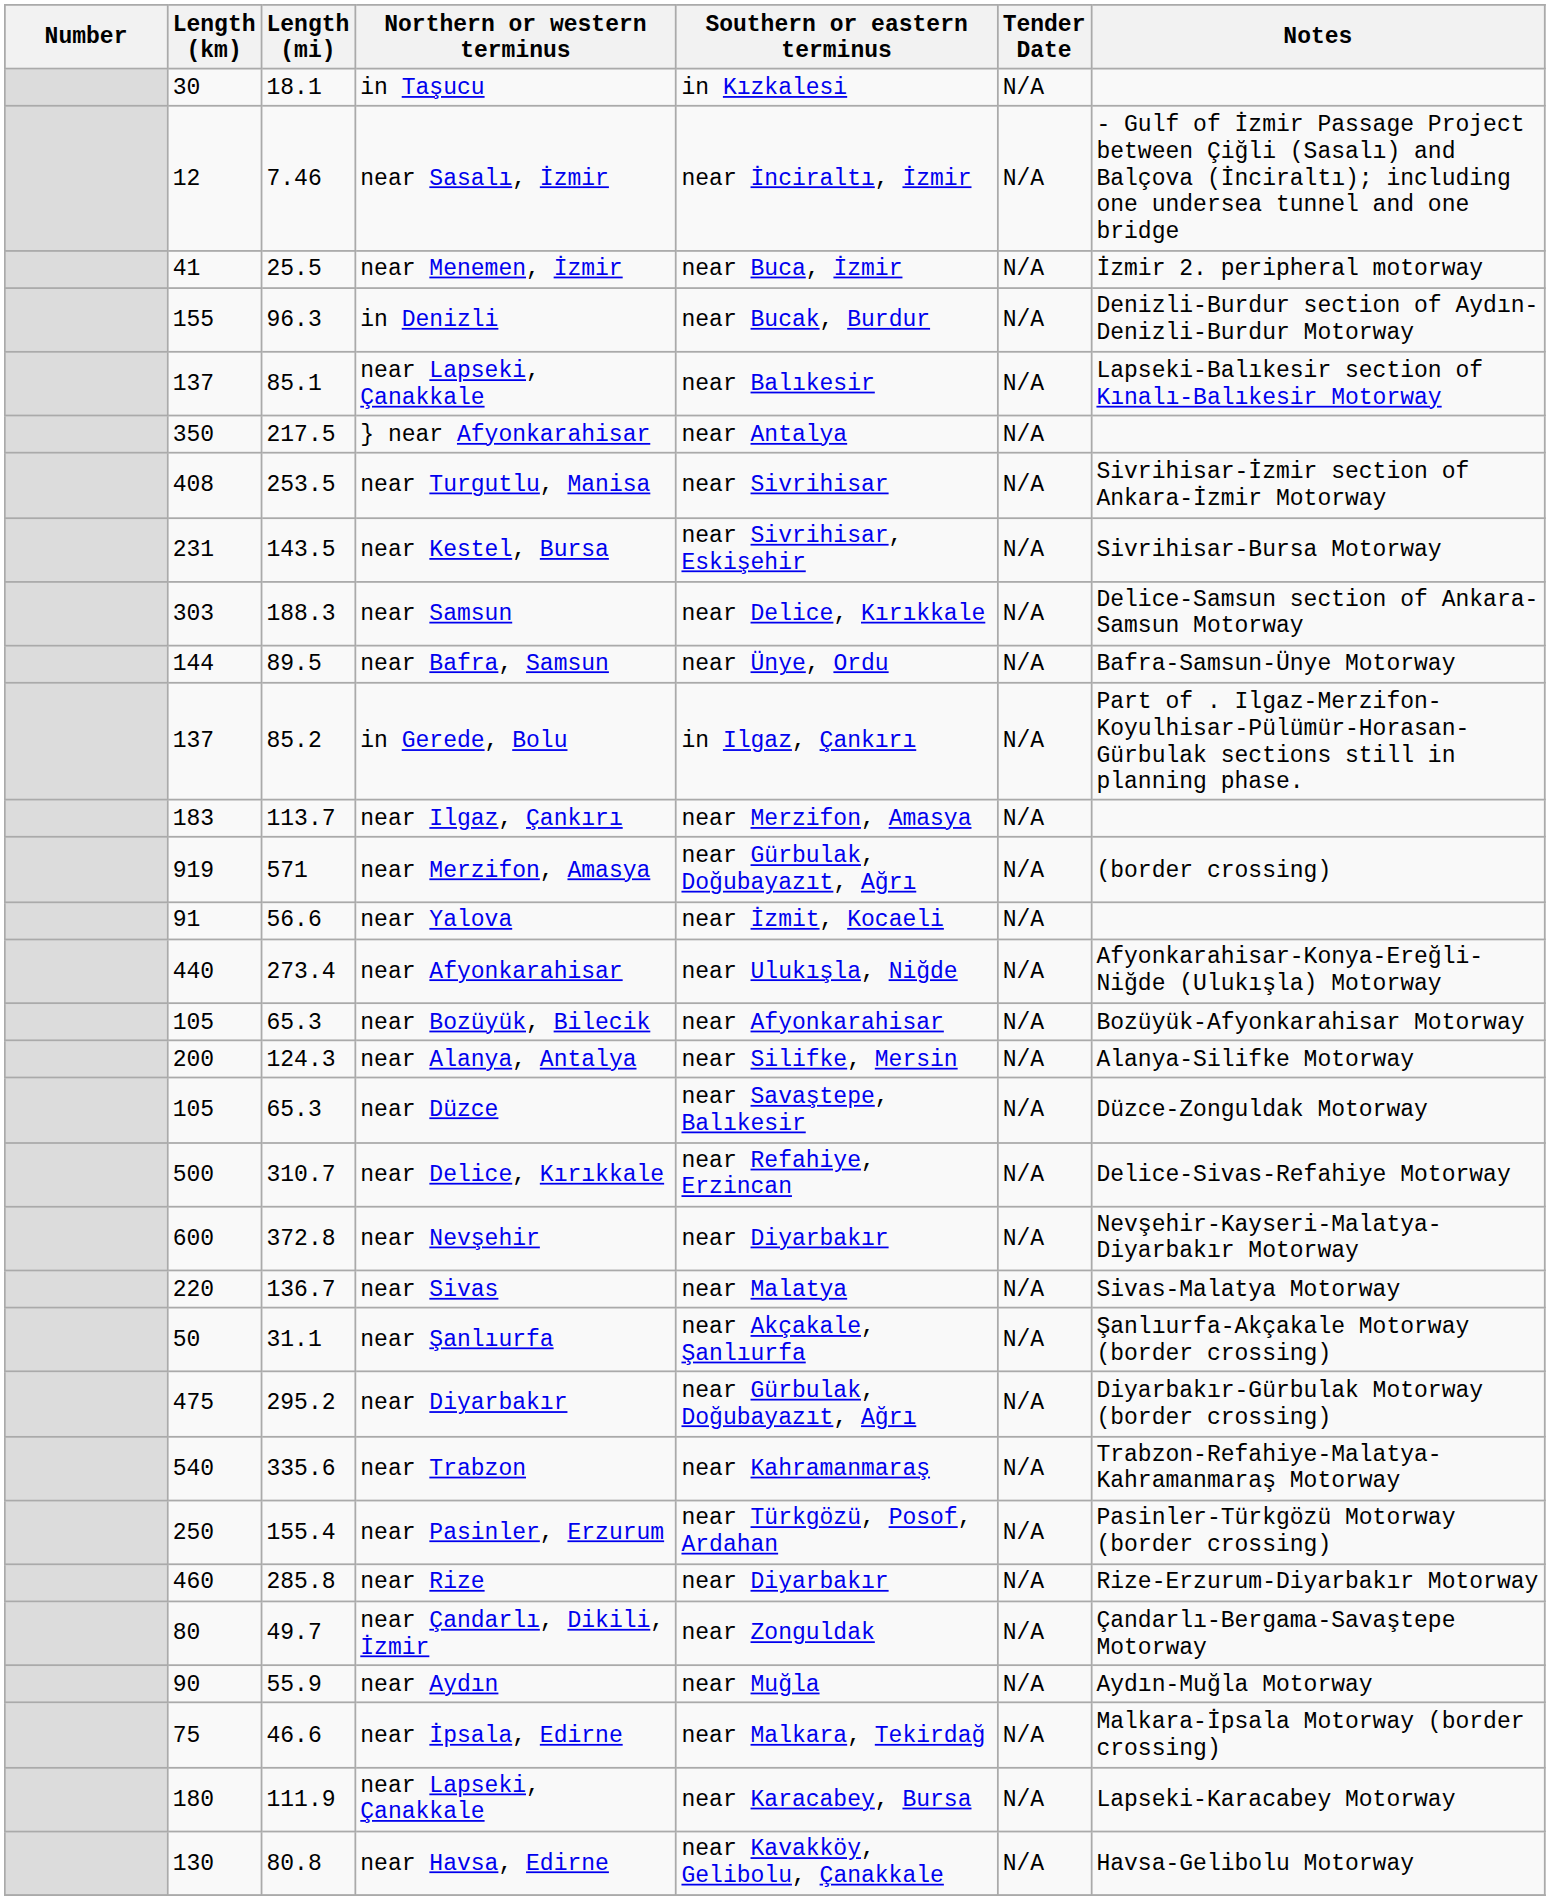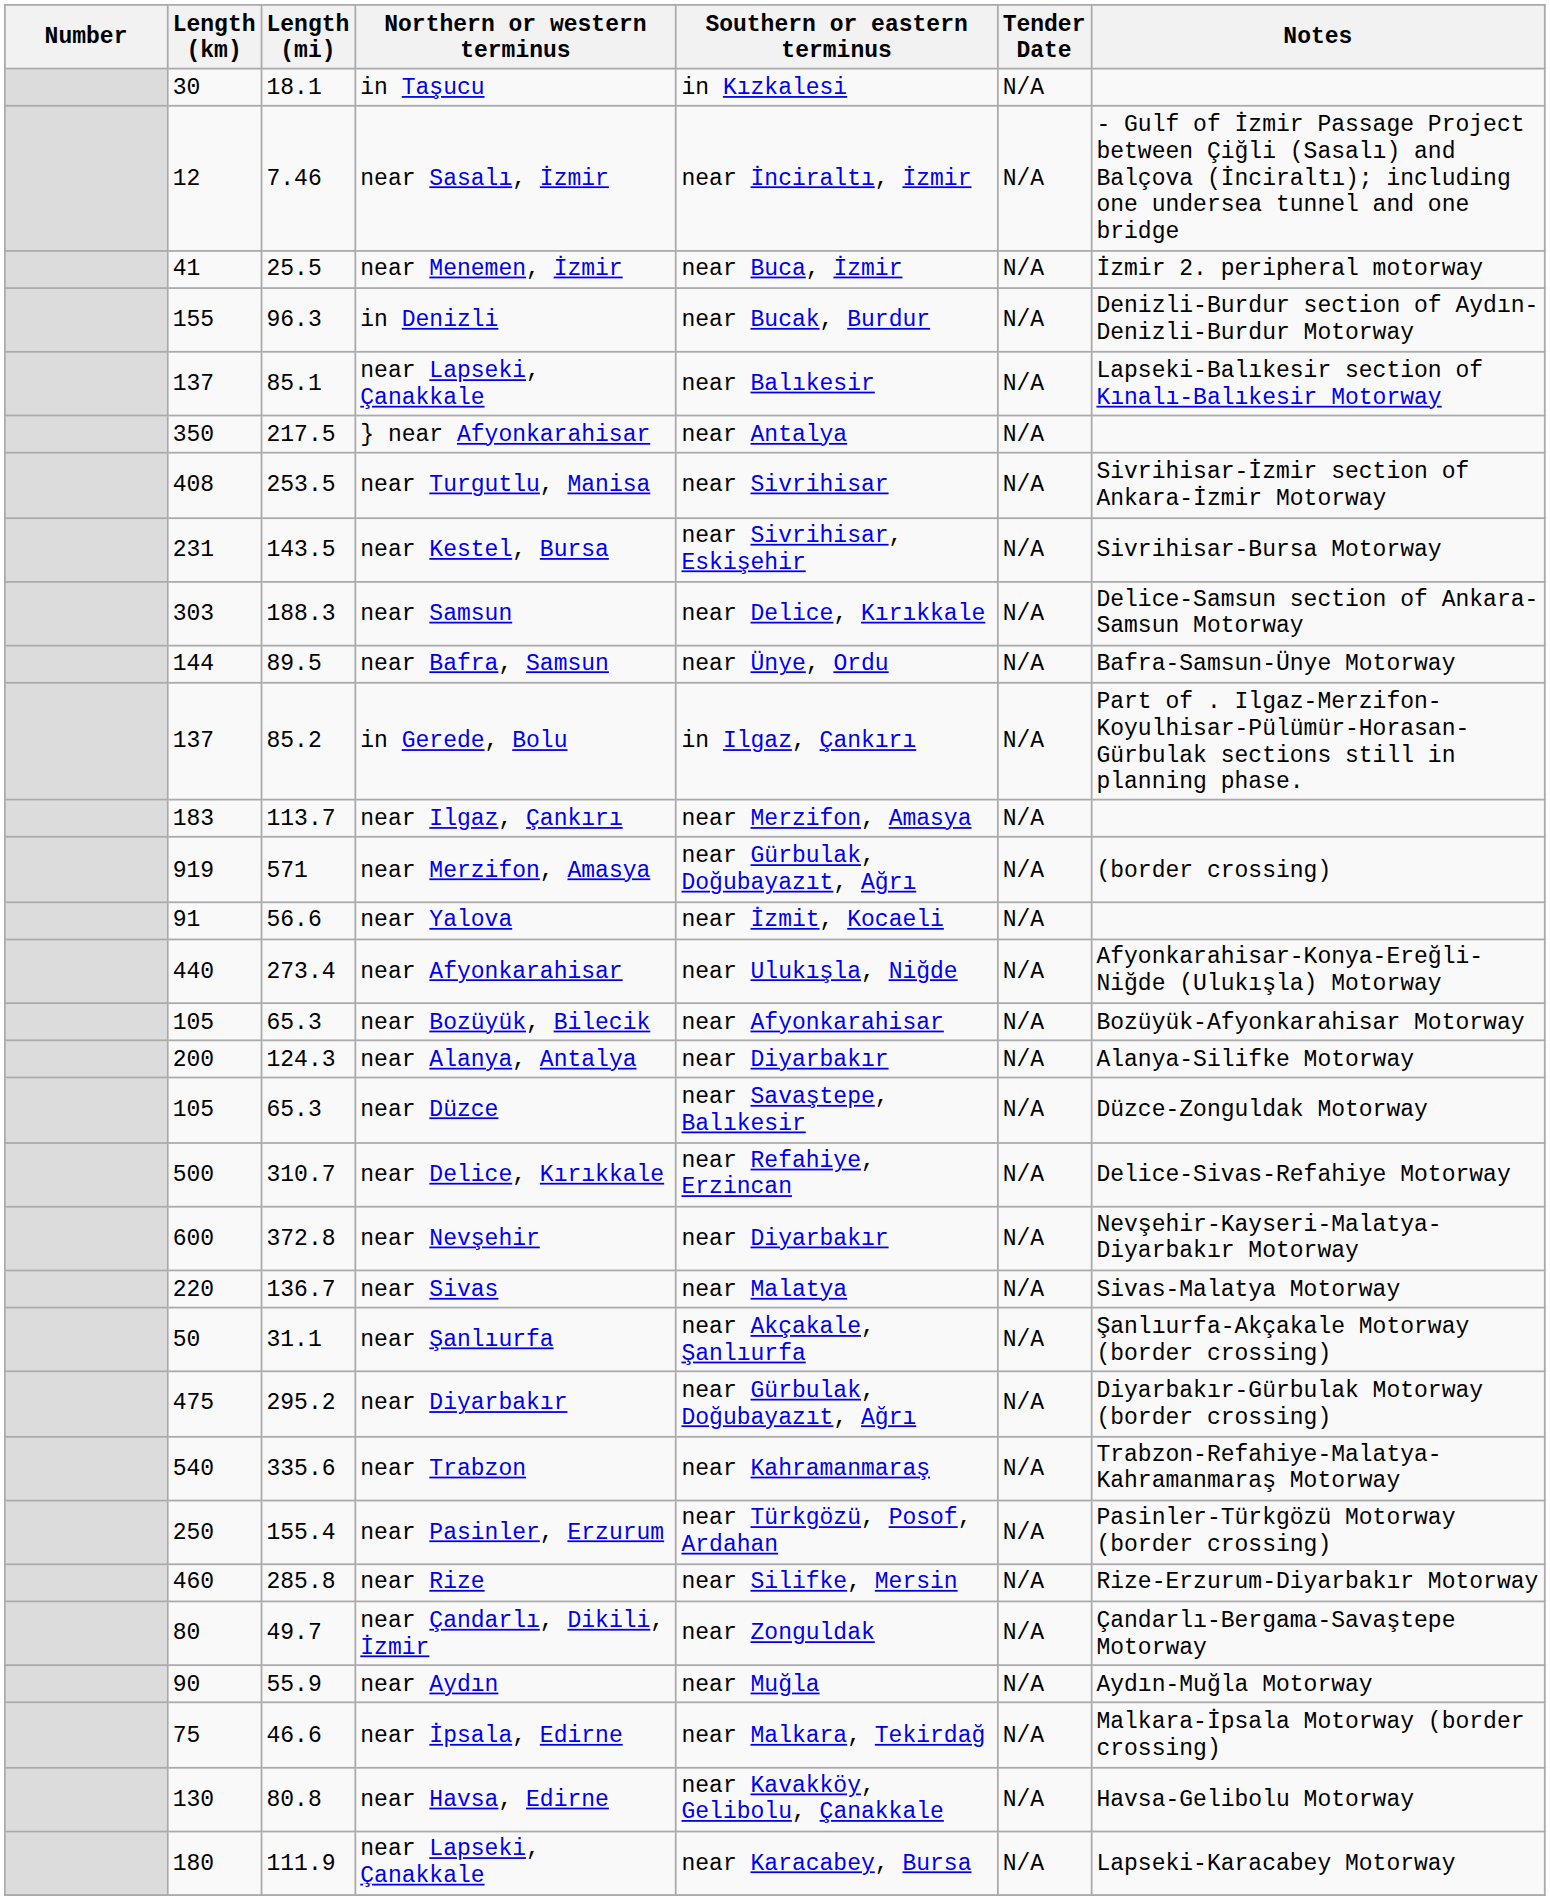(820, 1059) near Silifke, Mersin -> (785, 1059) near Diyarbakır
(785, 1583) near Diyarbakır -> (820, 1583) near Silifke, Mersin
rows swapped: (294, 1863) <-> (301, 1799)
